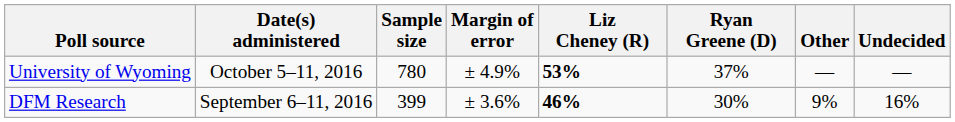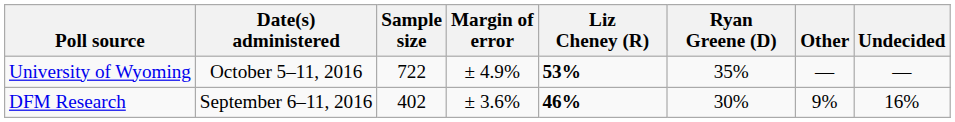(412, 71) 780 -> (412, 71) 722
(731, 71) 37% -> (731, 71) 35%
(412, 102) 399 -> (412, 102) 402
